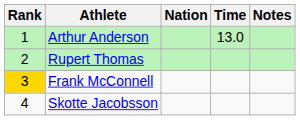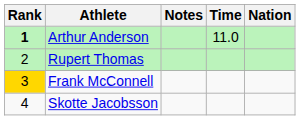columns swapped: (186, 15) <-> (272, 15)
(25, 37) normal -> (25, 37) bold
(230, 37) 13.0 -> (226, 37) 11.0
